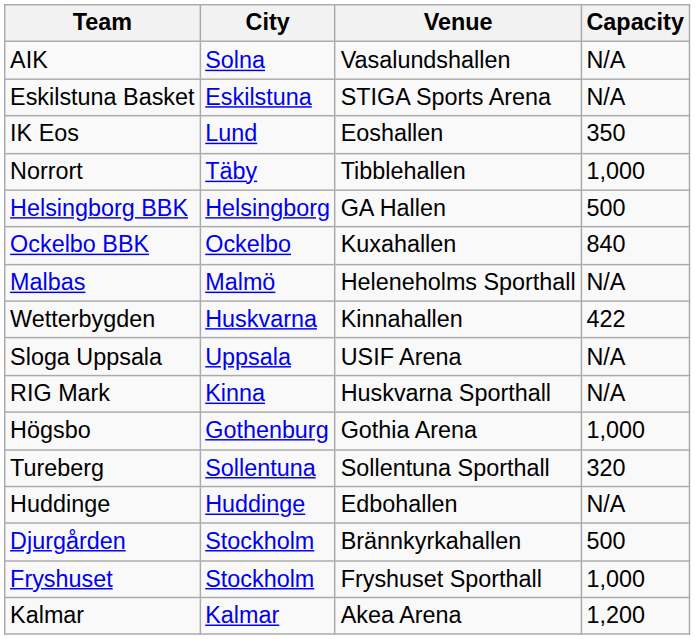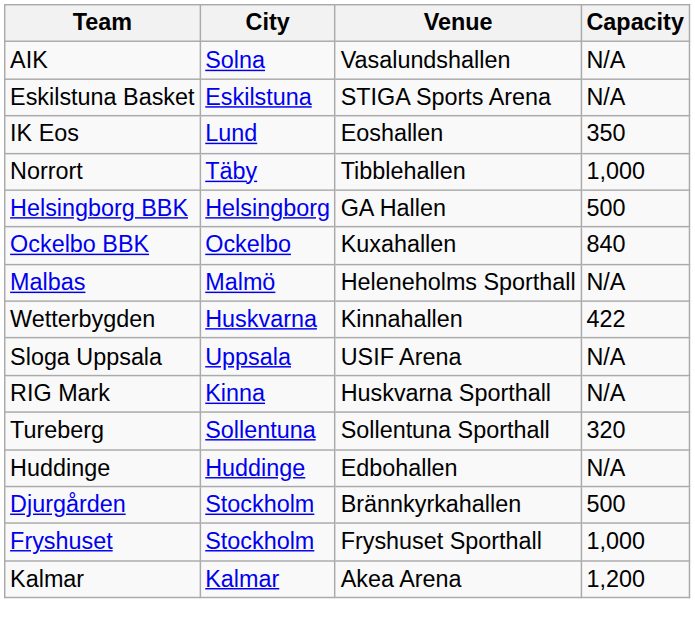- row: (50, 430)
